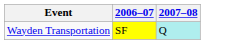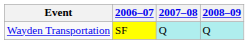+ column: (222, 13)
